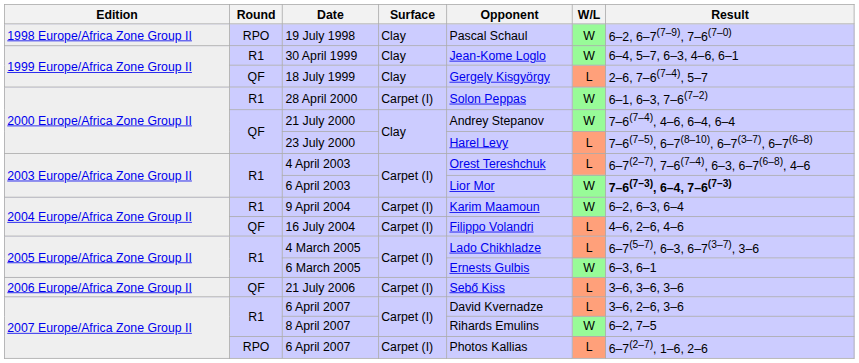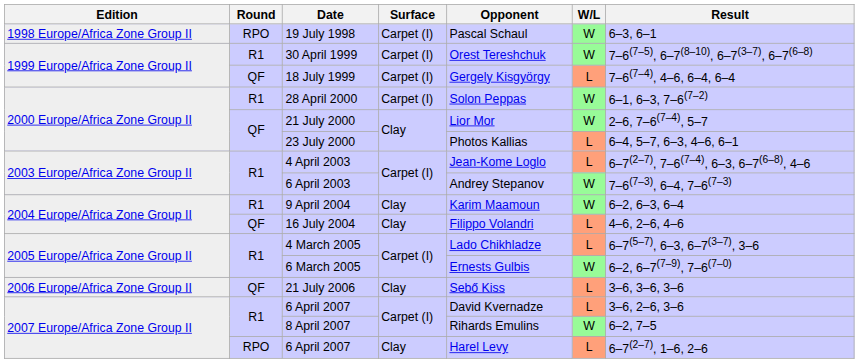(394, 35) Clay -> (407, 34) Carpet (I)
(670, 35) 6–2, 6–7(7–9), 7–6(7–0) -> (633, 34) 6–3, 6–1
(394, 56) Clay -> (407, 55) Carpet (I)
(498, 56) Jean-Kome Loglo -> (498, 55) Orest Tereshchuk
(674, 56) 6–4, 5–7, 6–3, 4–6, 6–1 -> (711, 55) 7–6(7–5), 6–7(8–10), 6–7(3–7), 6–7(6–8)
(394, 77) Clay -> (407, 77) Carpet (I)
(658, 77) 2–6, 7–6(7–4), 5–7 -> (672, 77) 7–6(7–4), 4–6, 6–4, 6–4
(497, 120) Andrey Stepanov -> (472, 120) Lior Mor
(672, 120) 7–6(7–4), 4–6, 6–4, 6–4 -> (658, 120) 2–6, 7–6(7–4), 5–7
(479, 142) Harel Levy -> (488, 141) Photos Kallias
(711, 142) 7–6(7–5), 6–7(8–10), 6–7(3–7), 6–7(6–8) -> (674, 141) 6–4, 5–7, 6–3, 4–6, 6–1
(498, 164) Orest Tereshchuk -> (498, 162) Jean-Kome Loglo
(472, 186) Lior Mor -> (497, 184) Andrey Stepanov
(670, 186) bold -> (670, 184) normal
(407, 207) Carpet (I) -> (394, 205) Clay
(407, 227) Carpet (I) -> (394, 224) Clay
(633, 268) 6–3, 6–1 -> (670, 267) 6–2, 6–7(7–9), 7–6(7–0)
(407, 288) Carpet (I) -> (394, 288) Clay
(407, 347) Carpet (I) -> (394, 347) Clay
(488, 347) Photos Kallias -> (479, 347) Harel Levy
